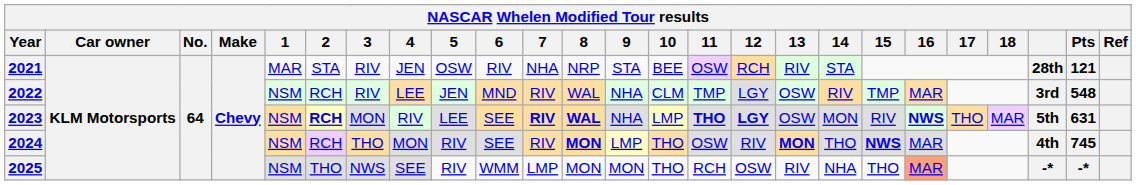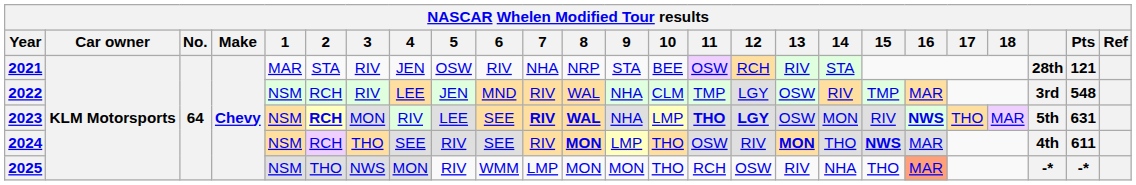(410, 143) MON -> (410, 143) SEE
(1083, 143) 745 -> (1083, 143) 611
(410, 168) SEE -> (410, 168) MON
